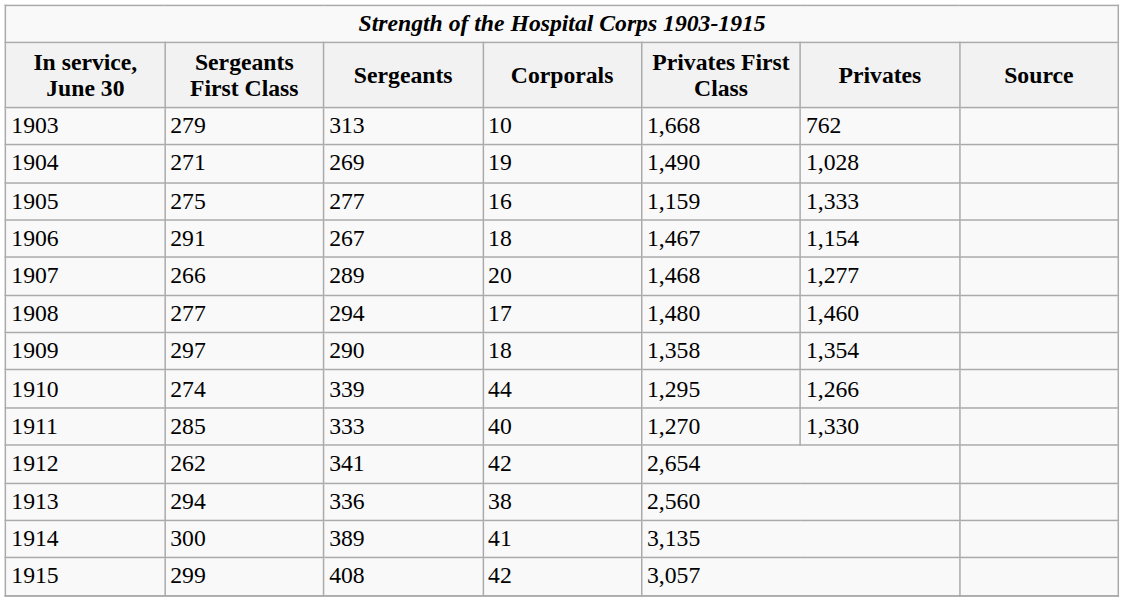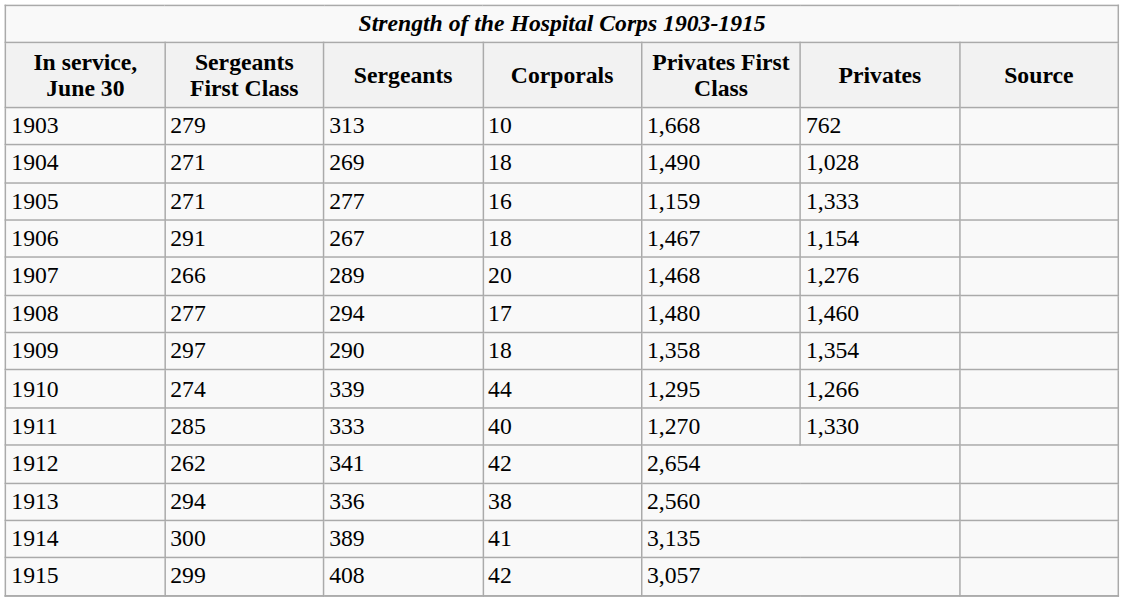(500, 163) 19 -> (500, 163) 18
(188, 200) 275 -> (188, 200) 271
(833, 275) 1,277 -> (833, 275) 1,276
